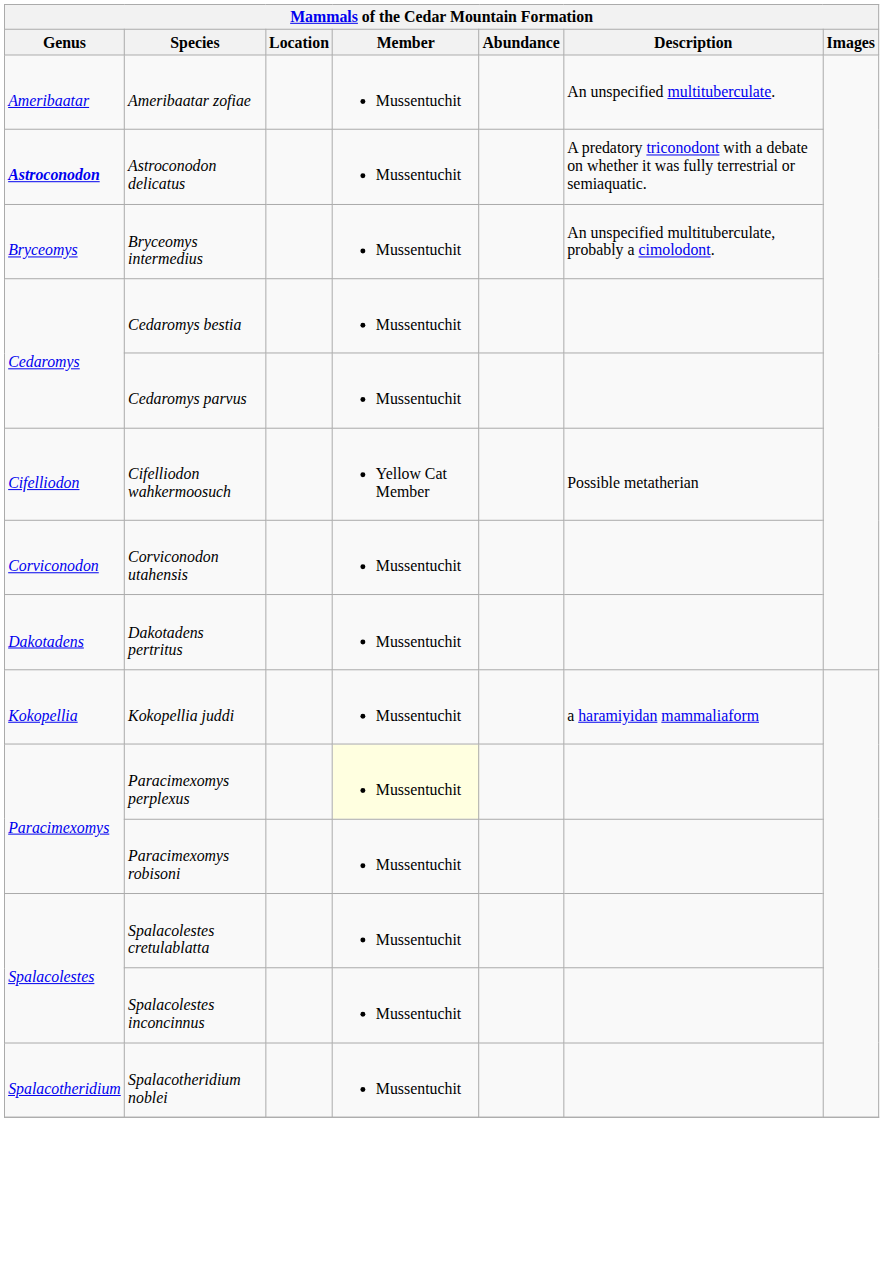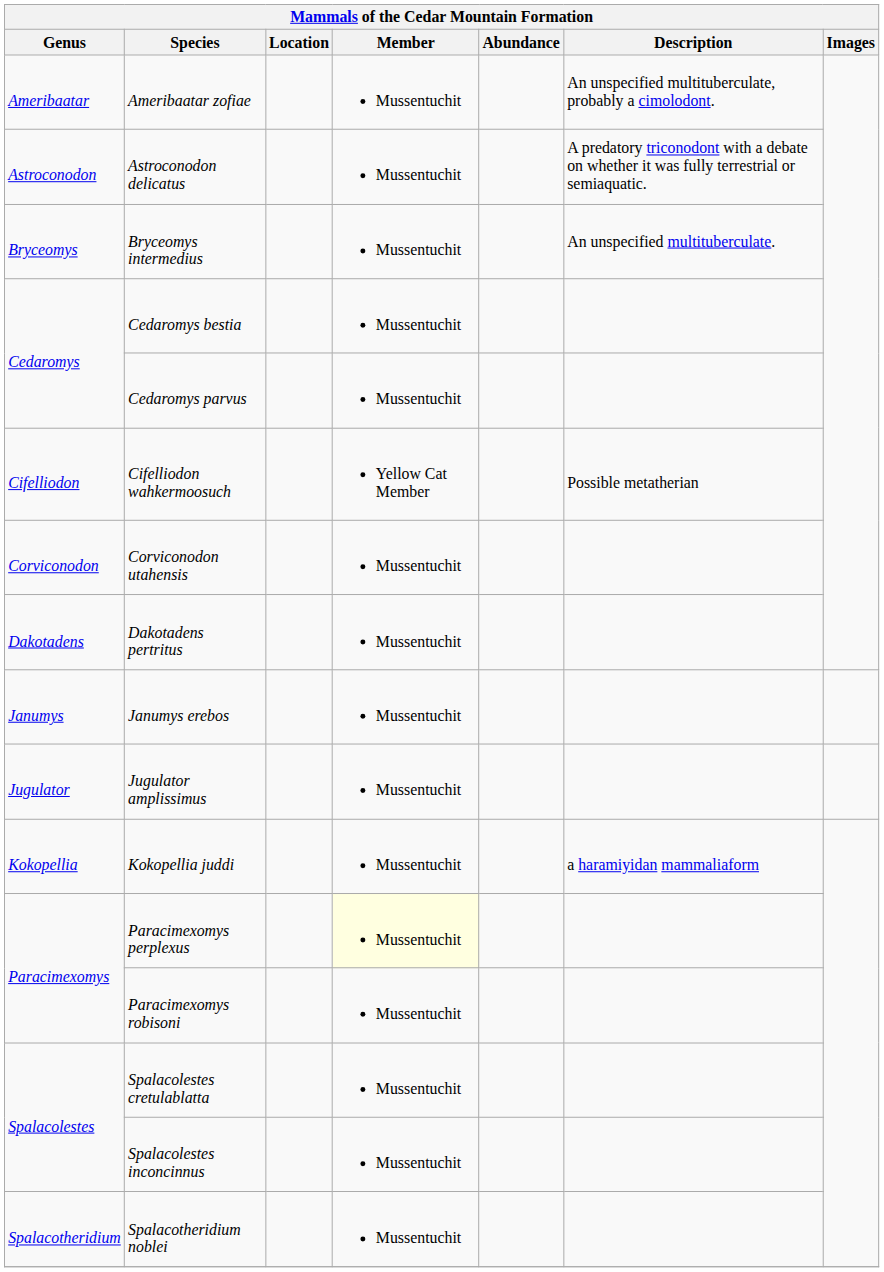(671, 92) An unspecified multituberculate. -> (671, 92) An unspecified multituberculate, probably a cimolodont.
(54, 175) bold -> (52, 175) normal
(671, 241) An unspecified multituberculate, probably a cimolodont. -> (671, 241) An unspecified multituberculate.
+ row: (179, 715)
+ row: (167, 790)
